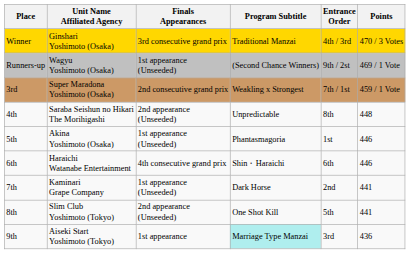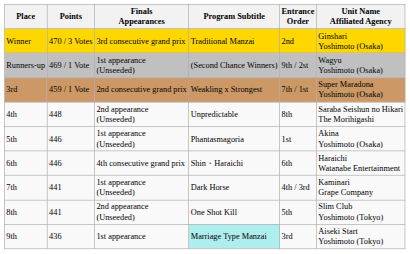columns swapped: (91, 16) <-> (381, 16)
(337, 41) 4th / 3rd -> (288, 41) 2nd
(329, 187) 2nd -> (296, 187) 4th / 3rd
